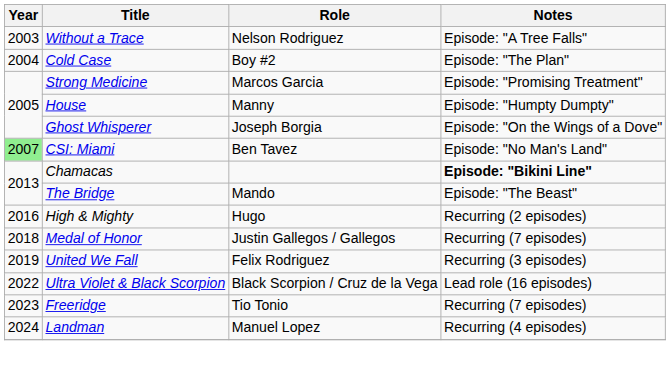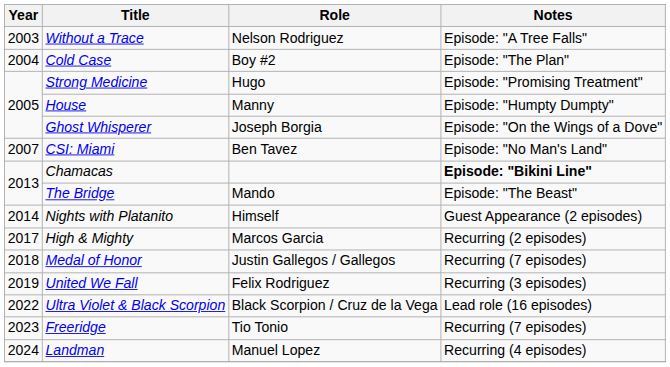(278, 82) Marcos Garcia -> (249, 82) Hugo
(23, 149) lightgreen background -> (23, 149) no background
+ row: (109, 216)
(23, 216) 2016 -> (23, 238) 2017
(249, 216) Hugo -> (278, 238) Marcos Garcia
